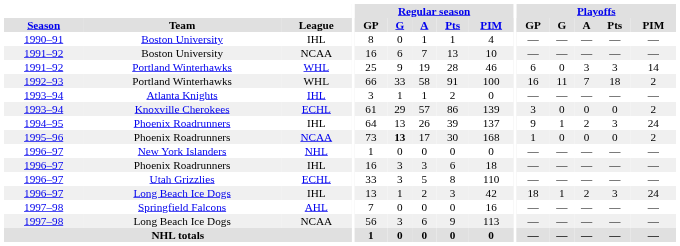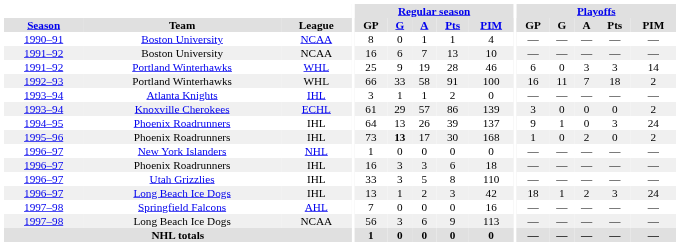(316, 39) IHL -> (316, 39) NCAA
(587, 123) 2 -> (587, 123) 0
(316, 137) NCAA -> (316, 137) IHL
(587, 137) 0 -> (587, 137) 2
(316, 179) ECHL -> (316, 179) IHL
